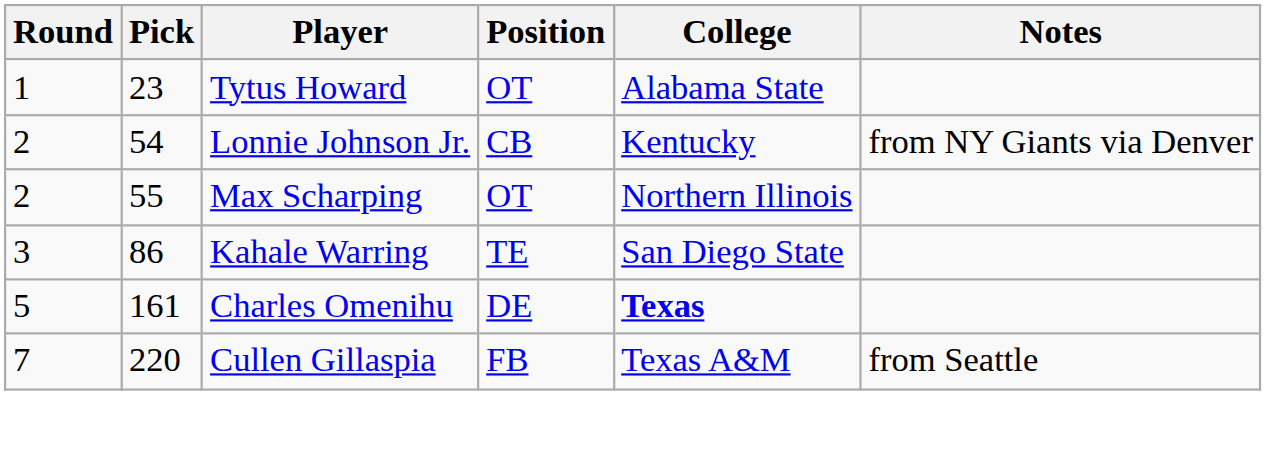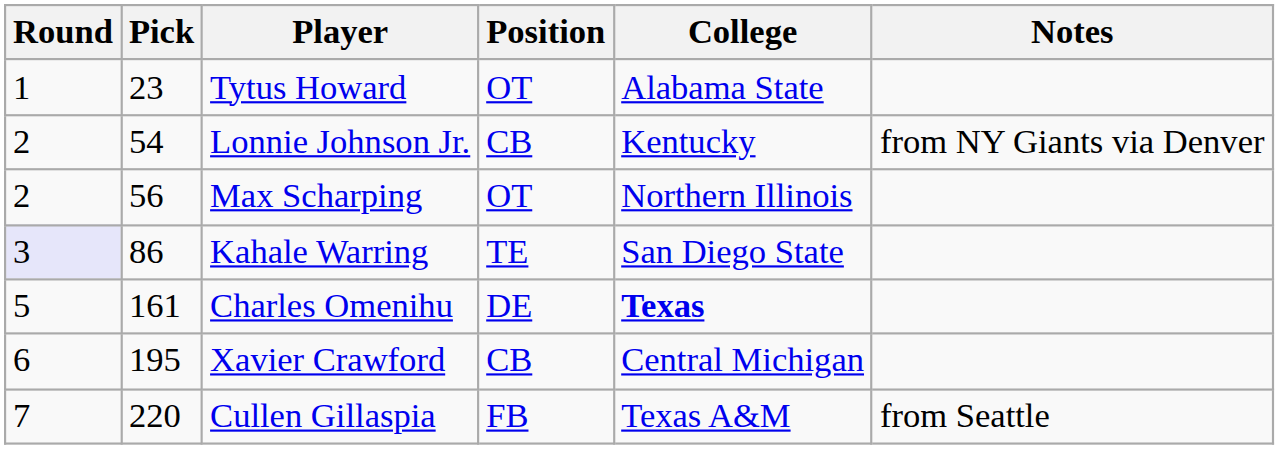(146, 196) 55 -> (146, 196) 56
(22, 251) no background -> (22, 251) lavender background
+ row: (328, 360)
